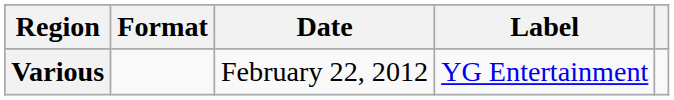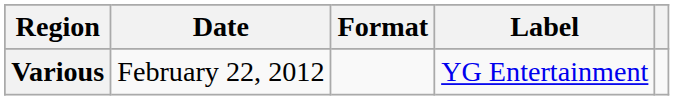columns swapped: (325, 26) <-> (163, 26)
